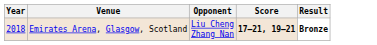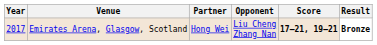+ column: (210, 11)
(16, 29) 2018 -> (16, 29) 2017
